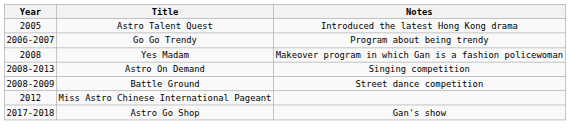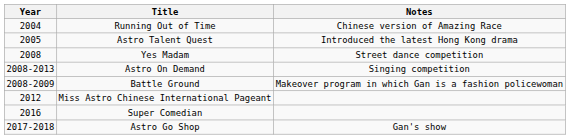+ row: (165, 26)
- row: (165, 40)
(419, 55) Makeover program in which Gan is a fashion policewoman -> (419, 55) Street dance competition
(419, 84) Street dance competition -> (419, 84) Makeover program in which Gan is a fashion policewoman
+ row: (165, 112)
